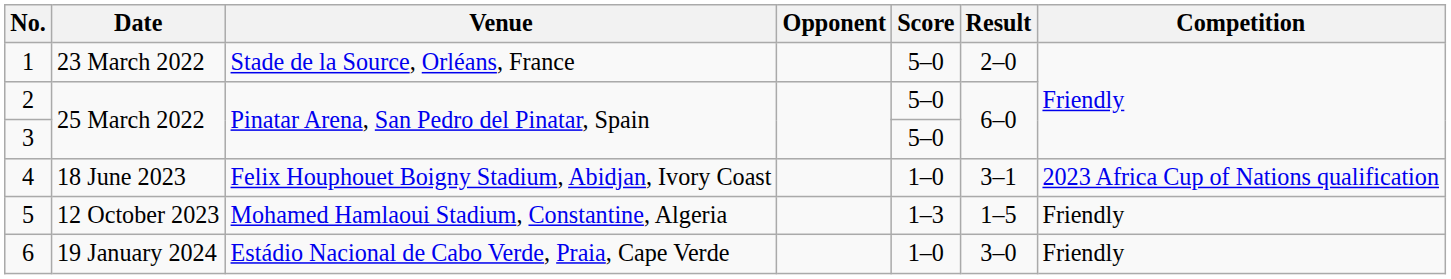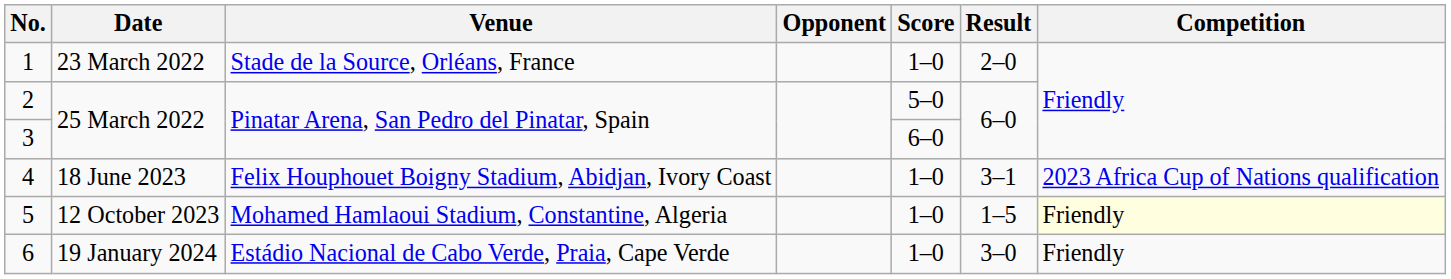(926, 61) 5–0 -> (926, 61) 1–0
(926, 138) 5–0 -> (926, 138) 6–0
(926, 215) 1–3 -> (926, 215) 1–0
(1083, 215) no background -> (1083, 215) lightyellow background
